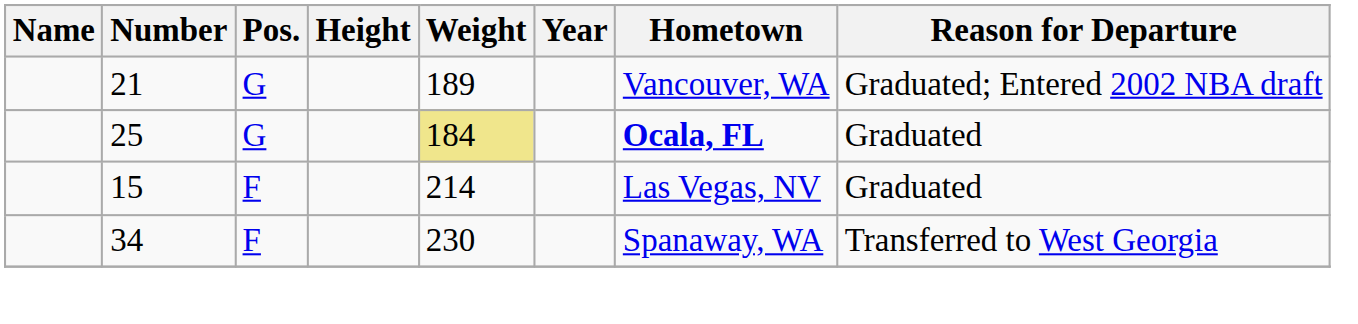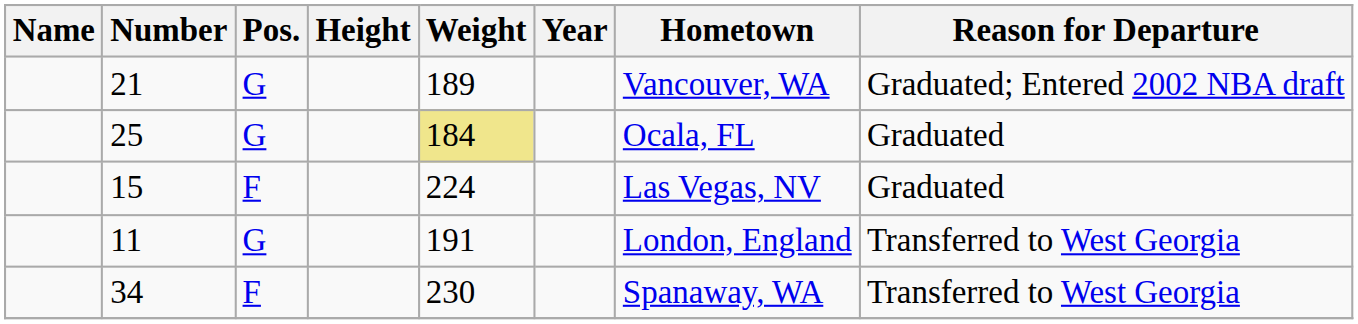(693, 135) bold -> (689, 135) normal
(451, 187) 214 -> (451, 187) 224
+ row: (126, 239)
